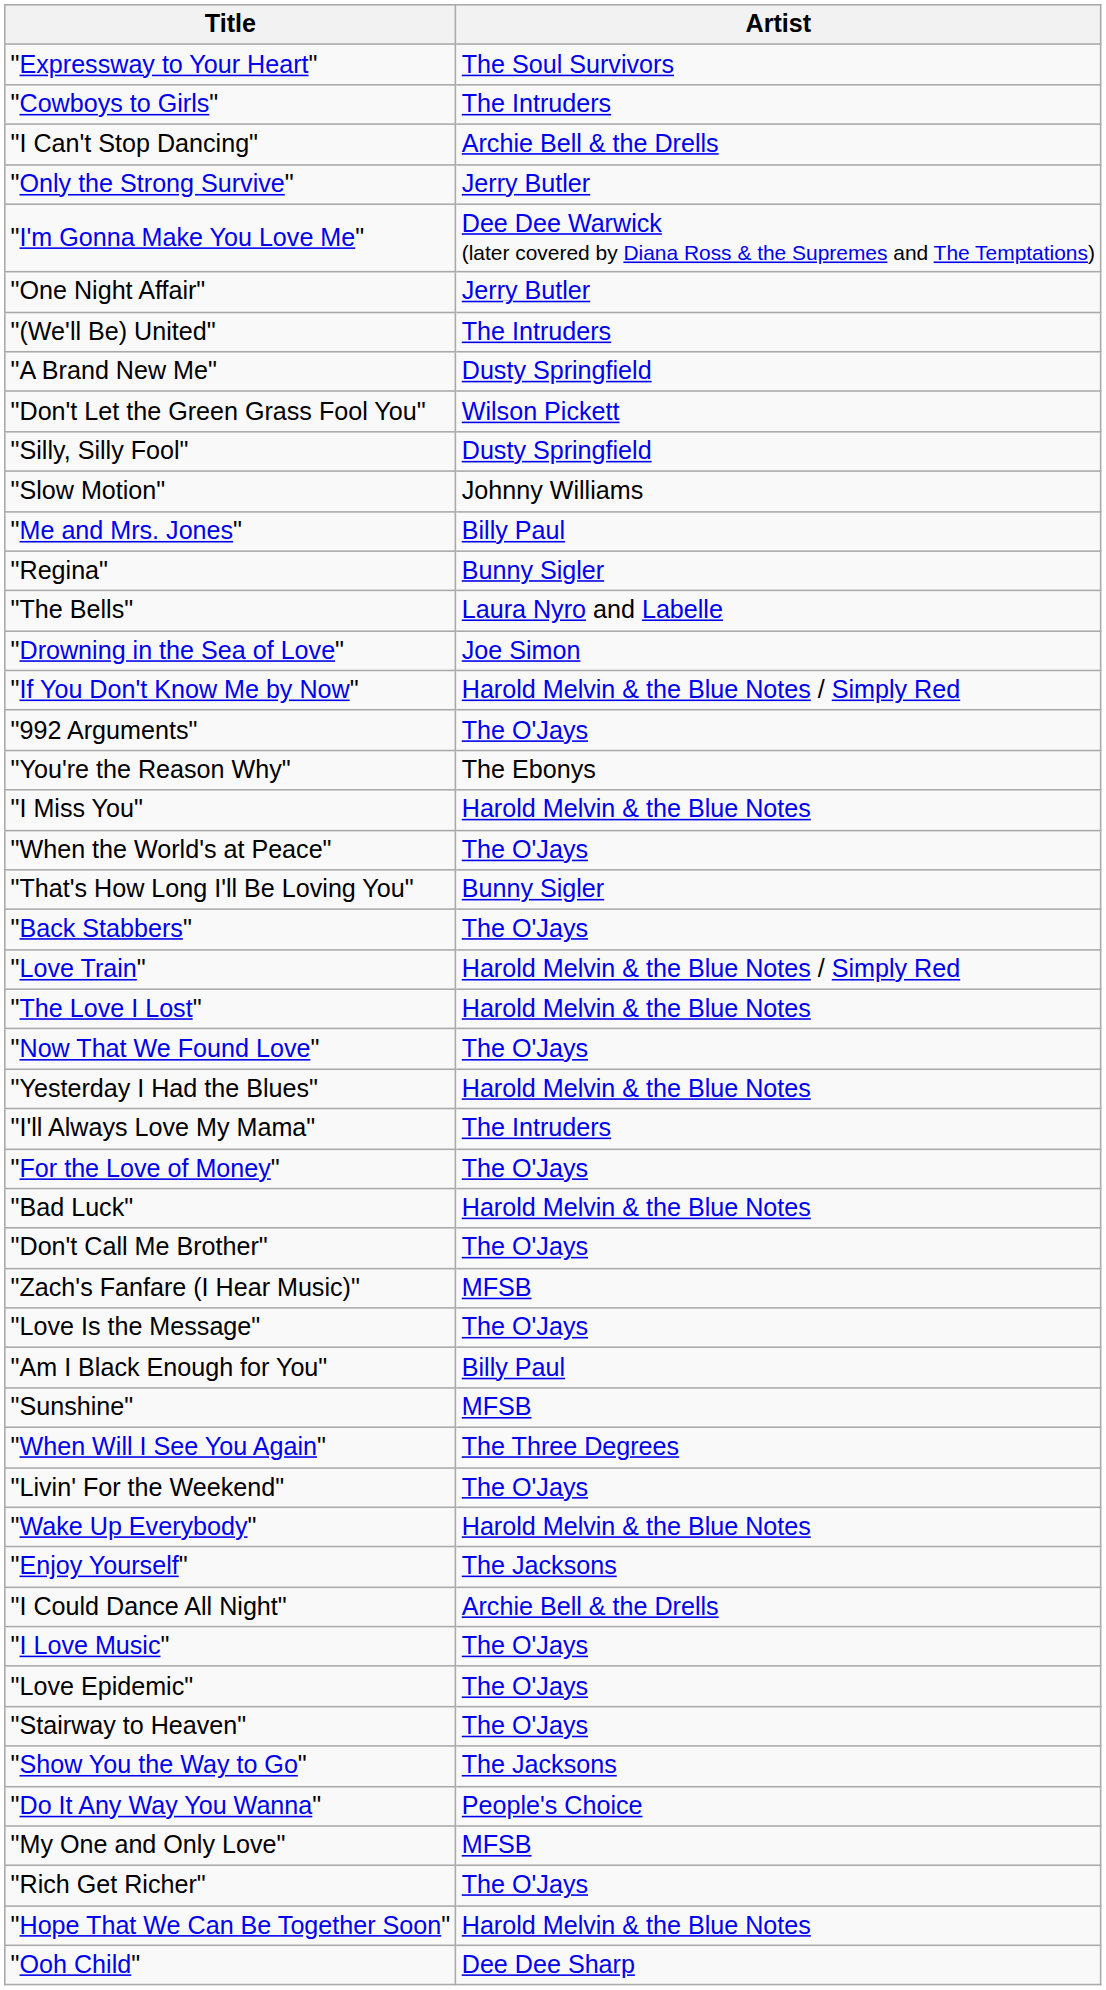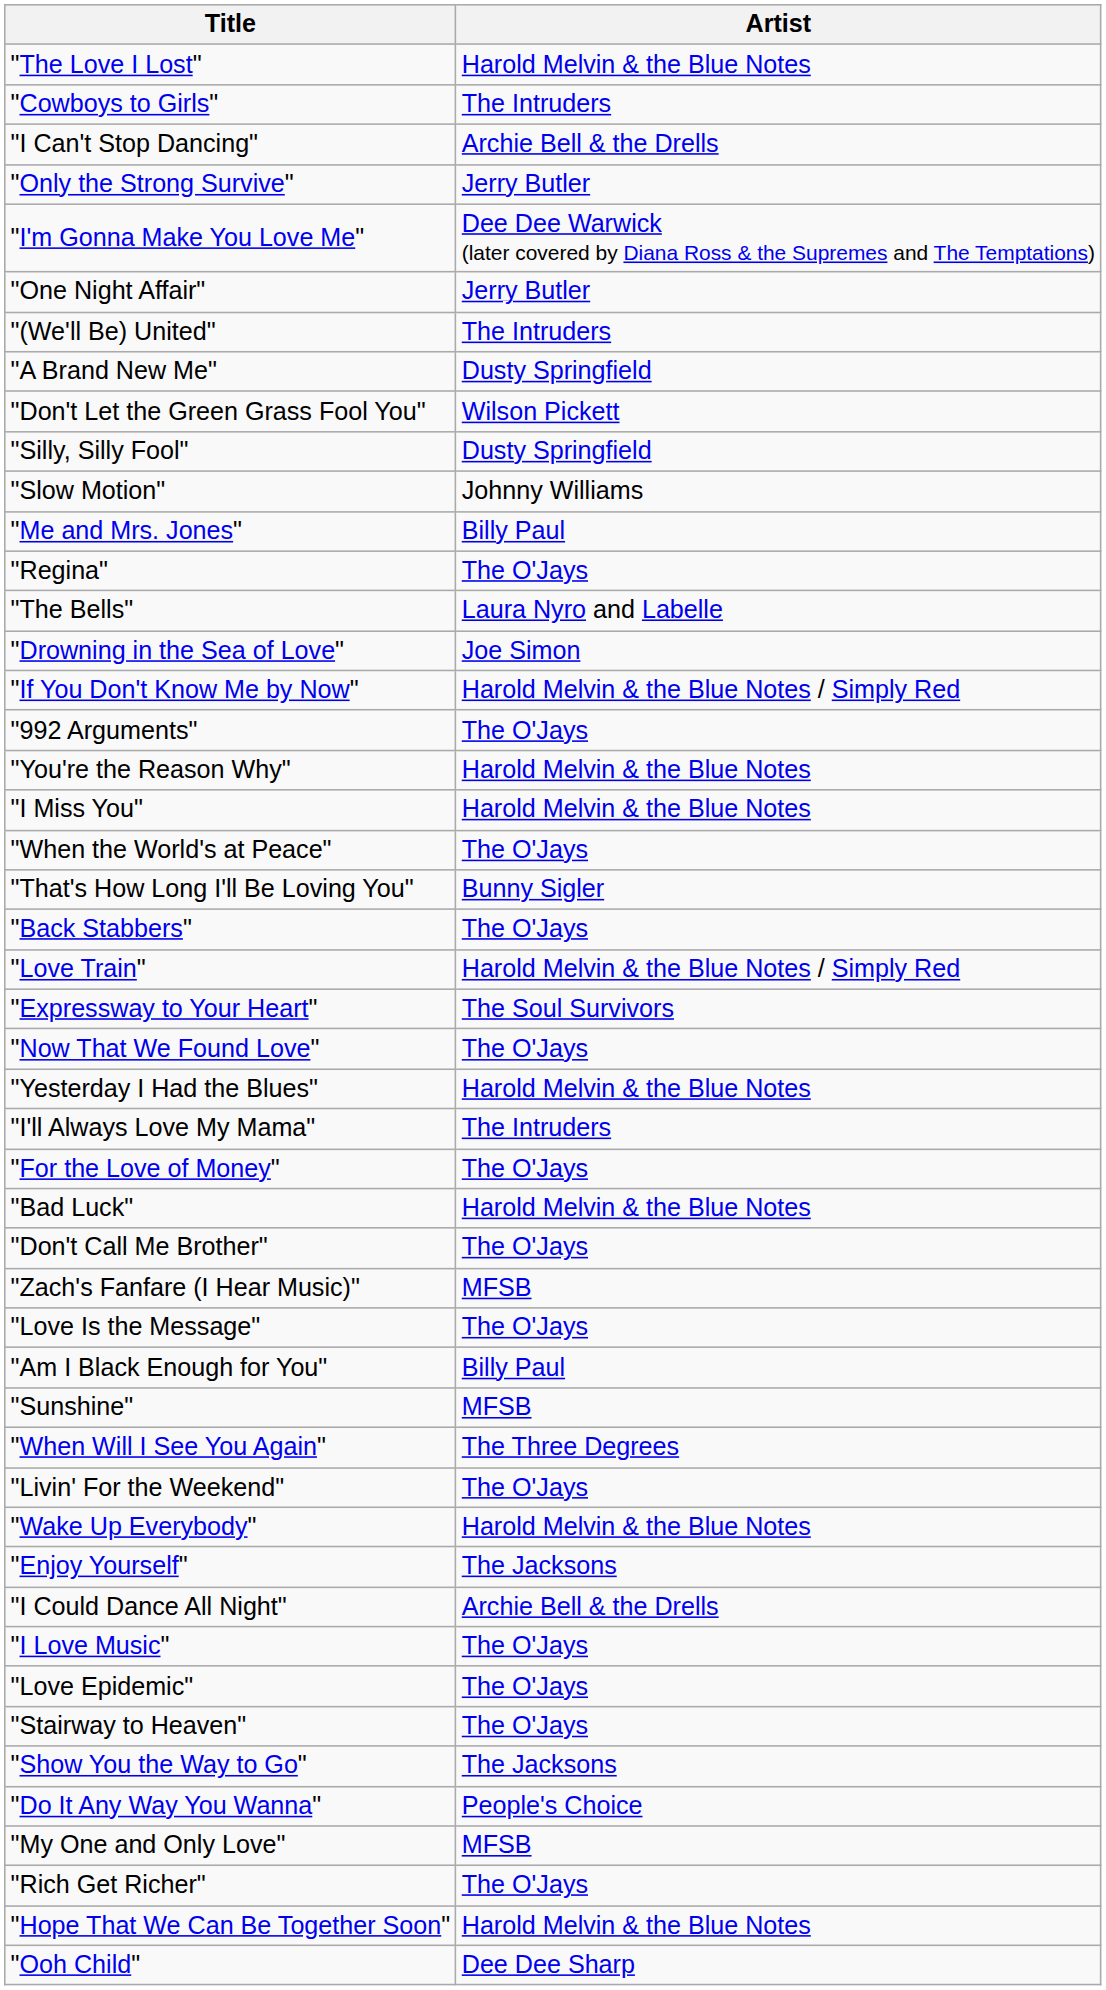rows swapped: (164, 64) <-> (106, 1008)
(533, 570) Bunny Sigler -> (525, 570) The O'Jays
(529, 769) The Ebonys -> (636, 769) Harold Melvin & the Blue Notes
